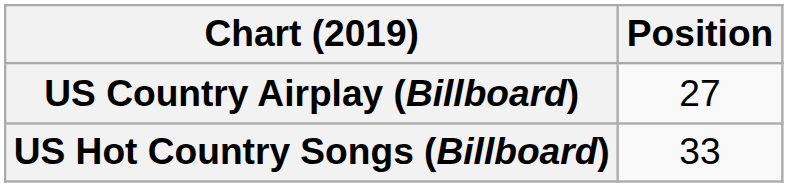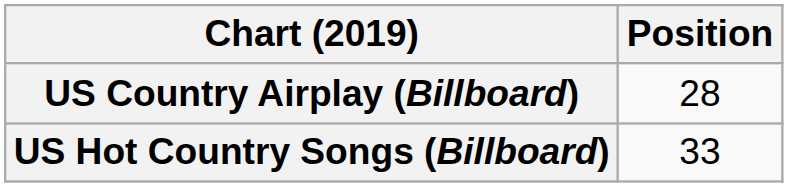(700, 92) 27 -> (700, 92) 28
